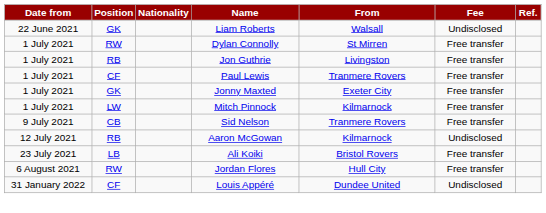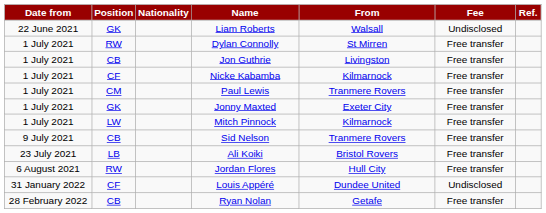(114, 60) RB -> (114, 60) CB
+ row: (245, 75)
(114, 75) CF -> (114, 91) CM
- row: (245, 138)
+ row: (245, 201)
